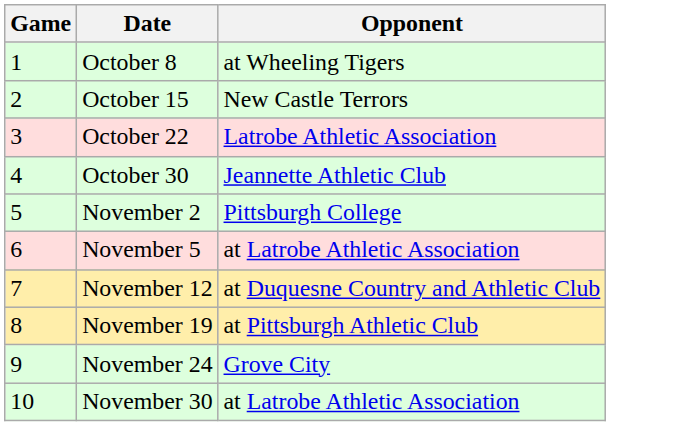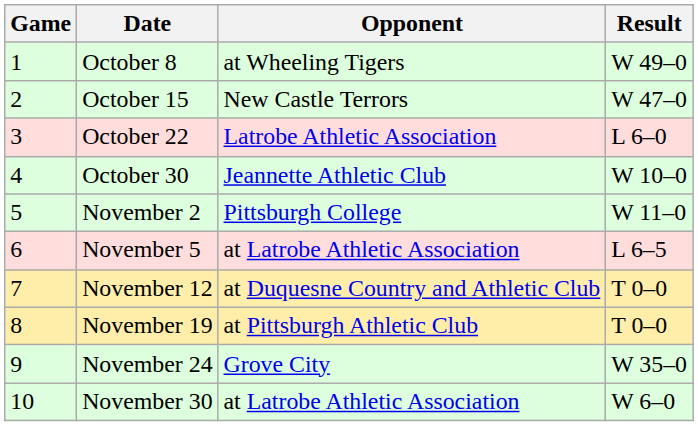+ column: (649, 23)
